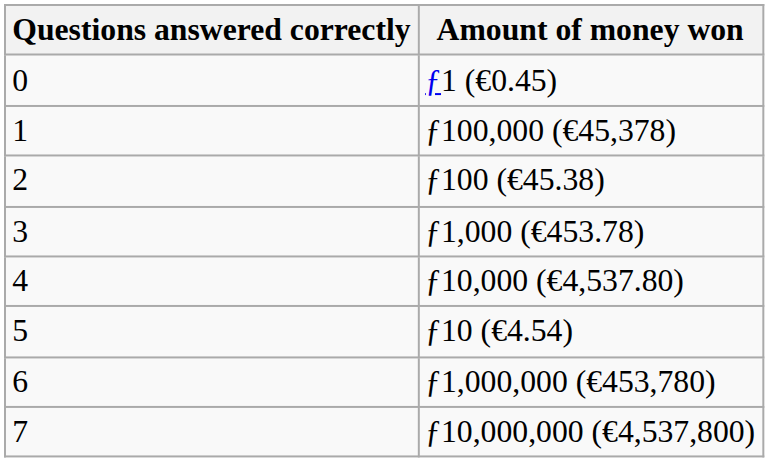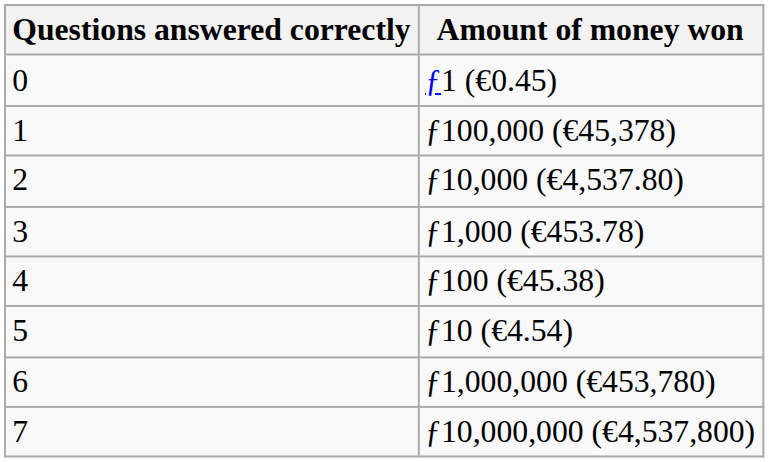(515, 180) ƒ100 (€45.38) -> (555, 180) ƒ10,000 (€4,537.80)
(555, 280) ƒ10,000 (€4,537.80) -> (515, 280) ƒ100 (€45.38)
